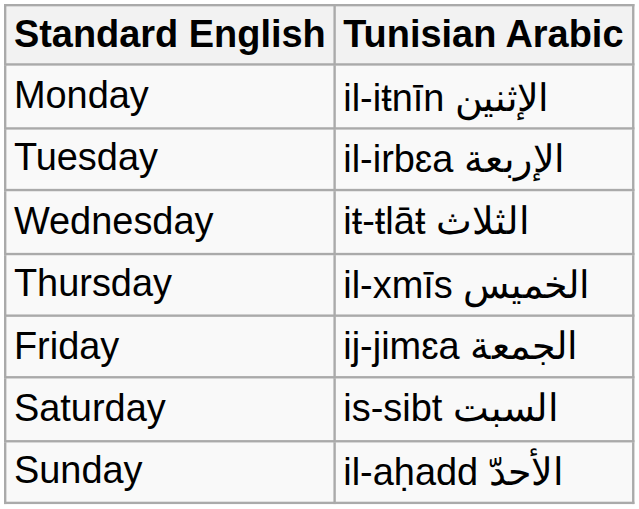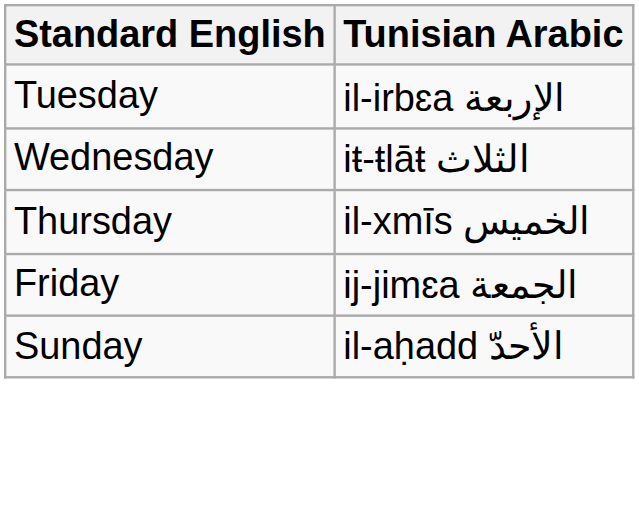- row: (81, 95)
- row: (90, 408)
